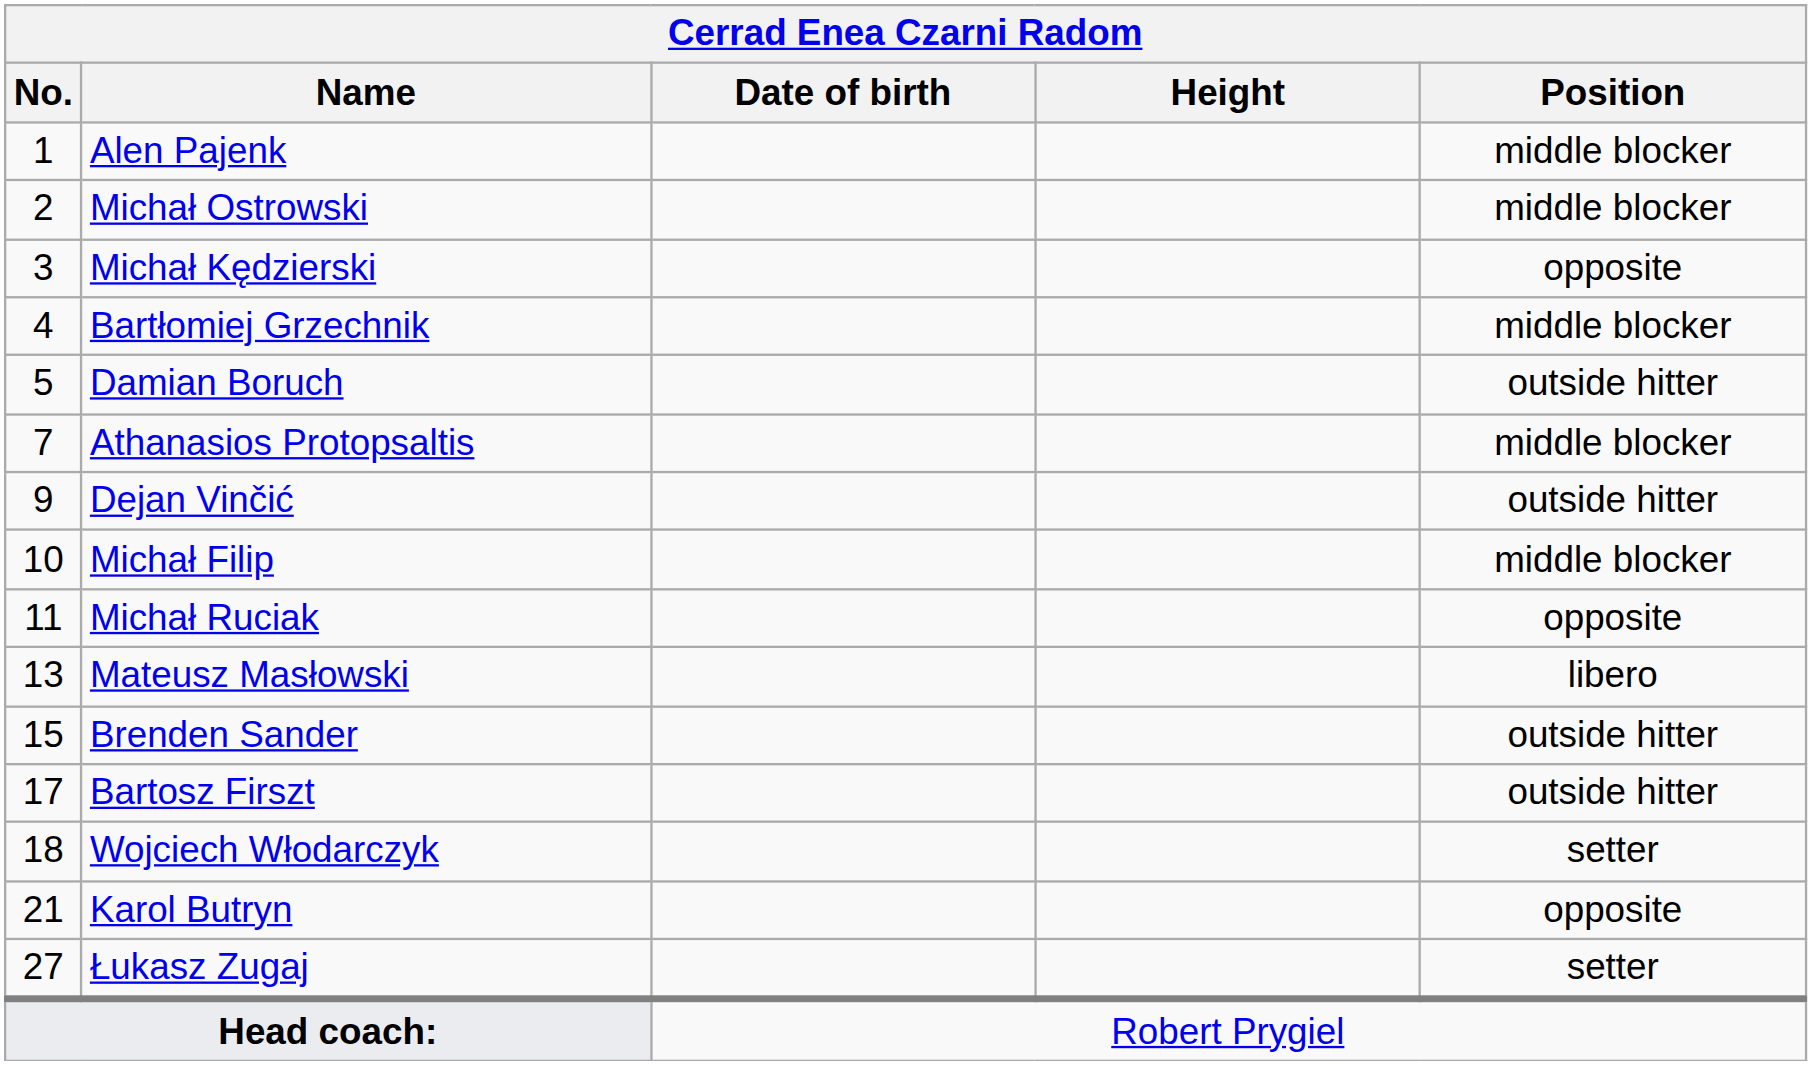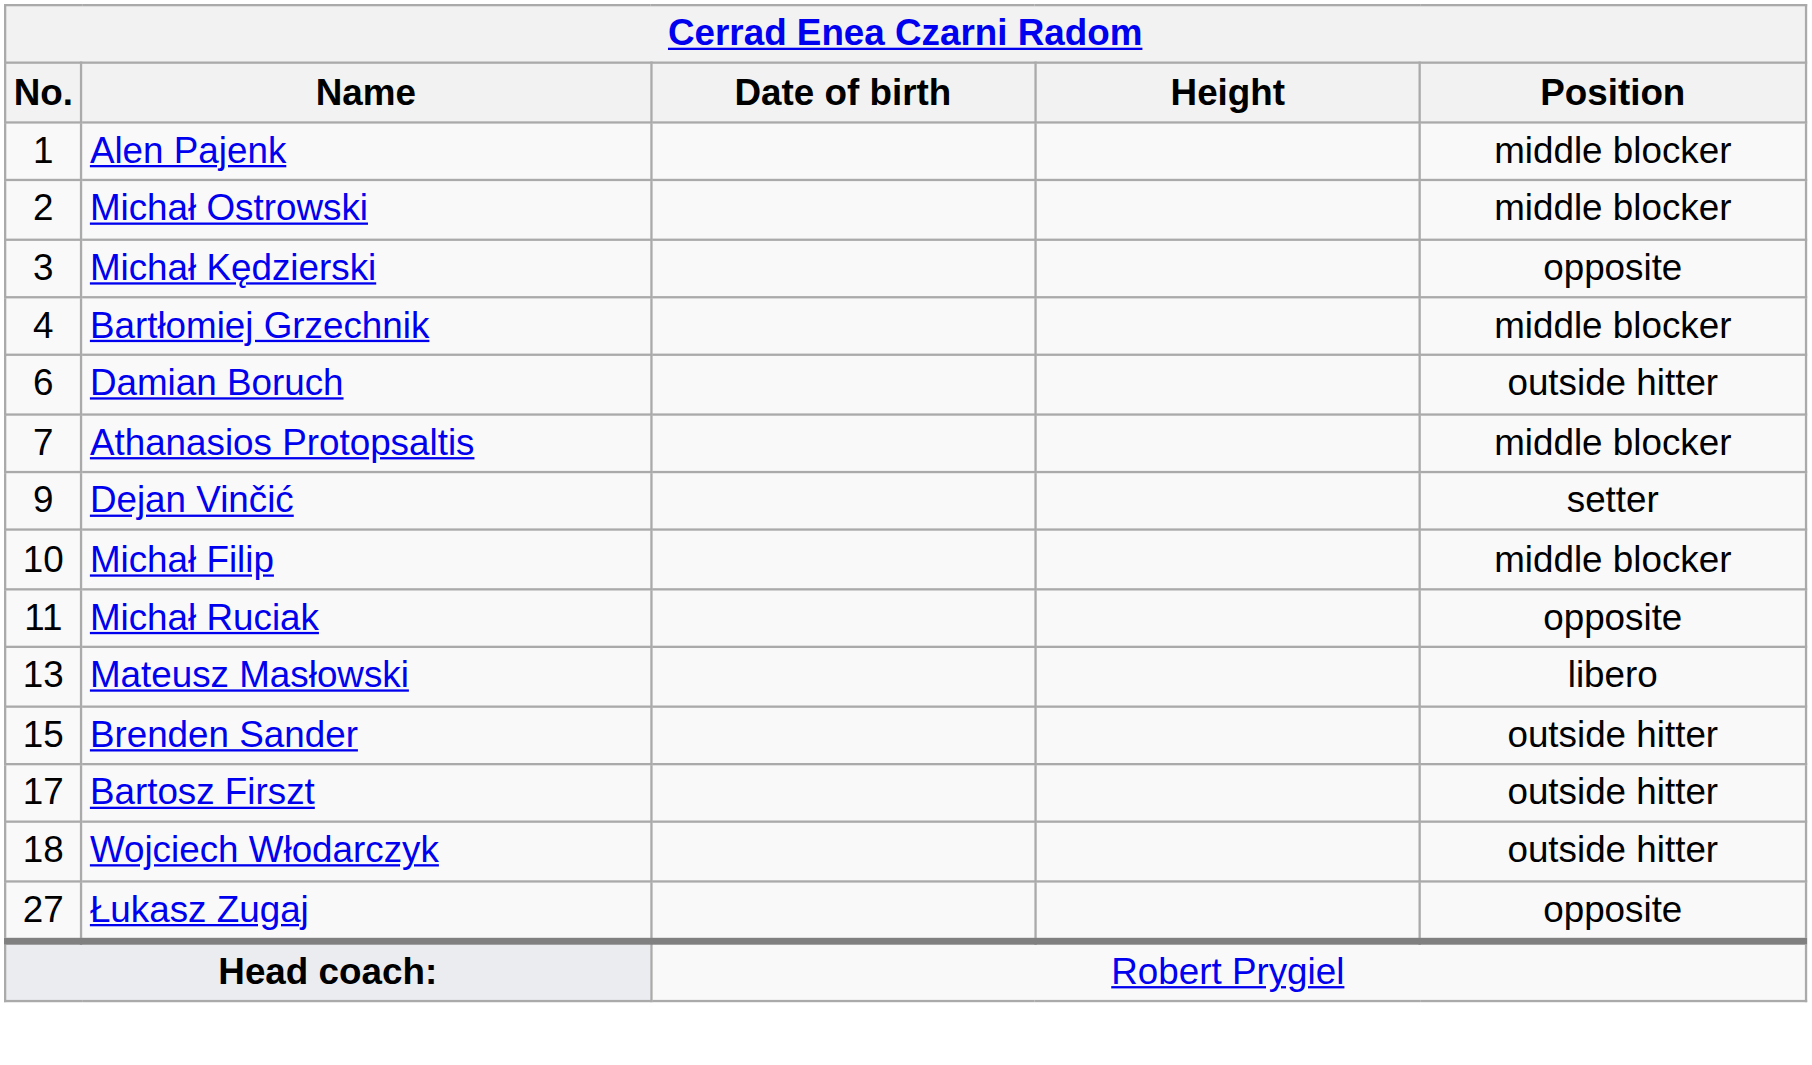(43, 383) 5 -> (43, 383) 6
(1613, 500) outside hitter -> (1613, 500) setter
(1613, 850) setter -> (1613, 850) outside hitter
- row: (191, 909)
(1613, 967) setter -> (1613, 909) opposite
